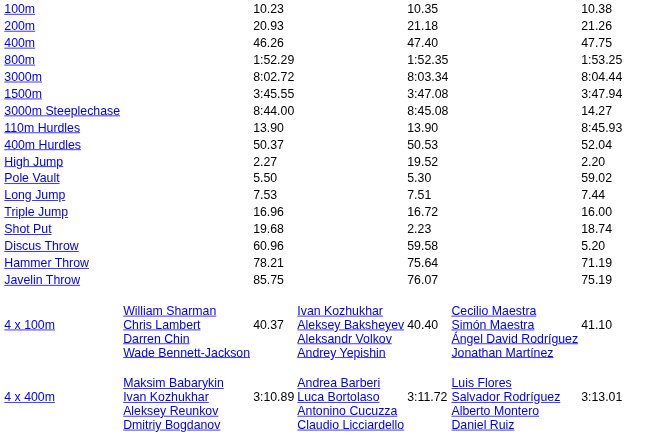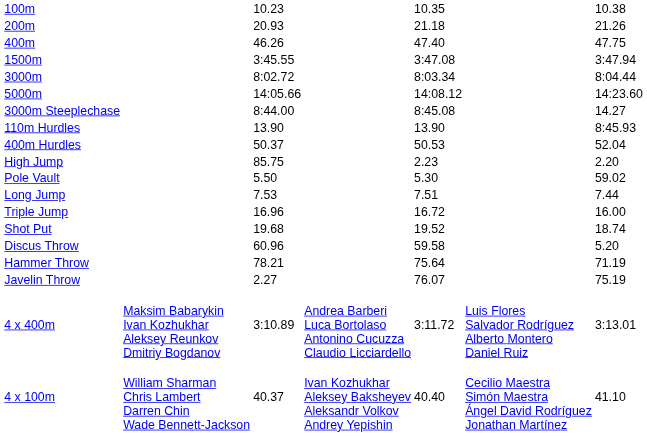- row: (20, 60)
rows swapped: (23, 94) <-> (23, 77)
+ row: (23, 94)
(265, 161) 2.27 -> (269, 161) 85.75
(423, 161) 19.52 -> (426, 161) 2.23
(419, 229) 2.23 -> (430, 229) 19.52
(269, 280) 85.75 -> (265, 280) 2.27
rows swapped: (30, 325) <-> (30, 397)
